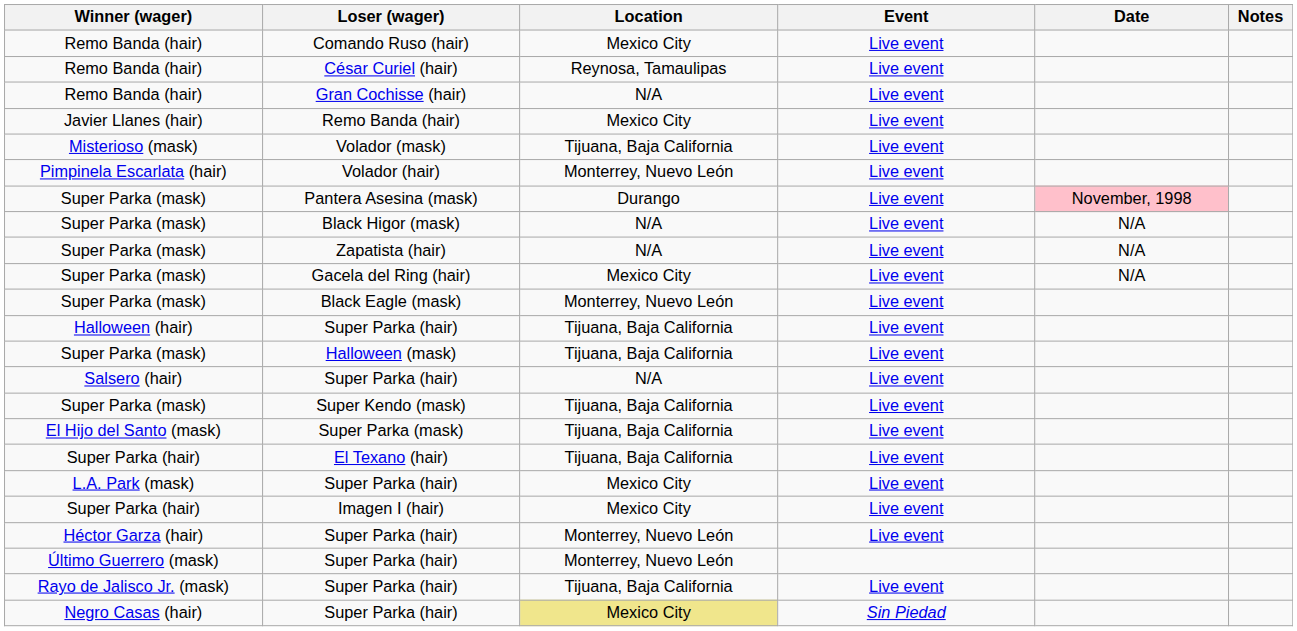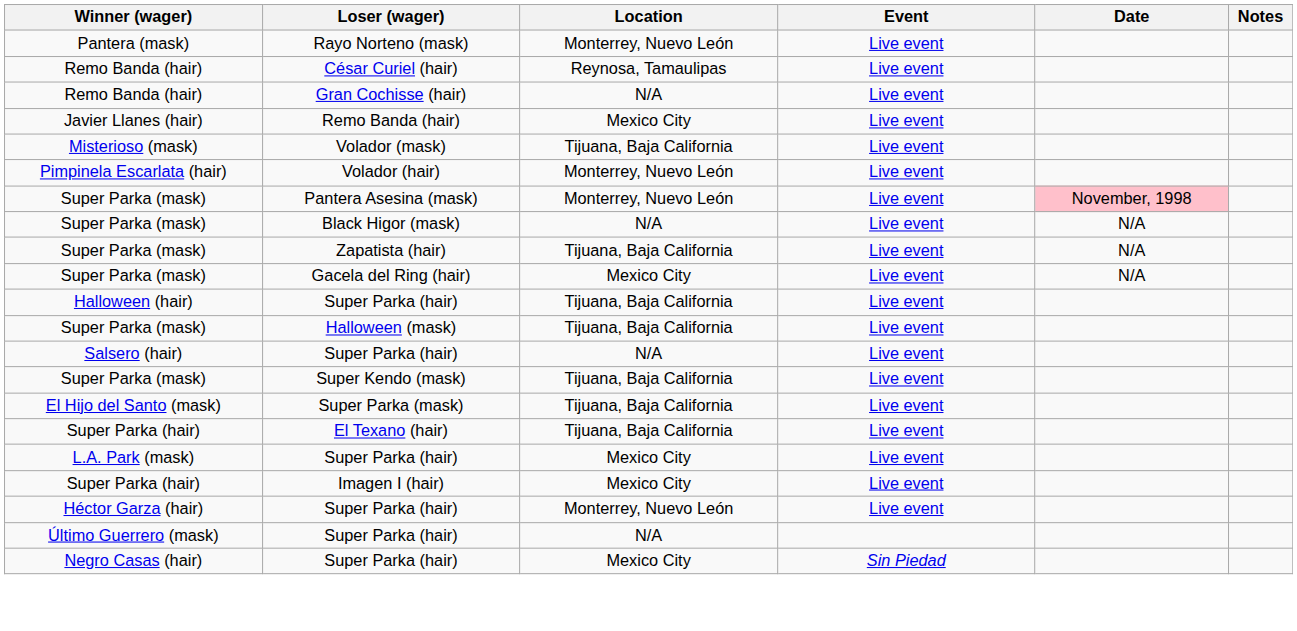+ row: (133, 43)
- row: (133, 43)
(649, 198) Durango -> (649, 198) Monterrey, Nuevo León
(649, 250) N/A -> (649, 250) Tijuana, Baja California
- row: (133, 302)
(649, 560) Monterrey, Nuevo León -> (649, 535) N/A
- row: (133, 586)
(649, 612) khaki background -> (649, 560) no background
